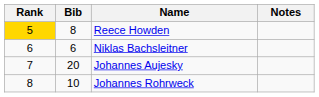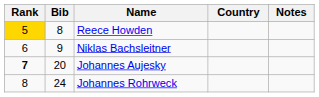+ column: (238, 13)
(73, 48) 6 -> (60, 48) 9
(30, 65) normal -> (25, 65) bold
(73, 83) 10 -> (60, 83) 24
